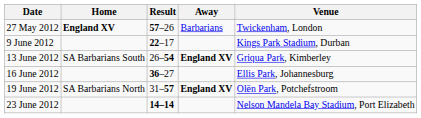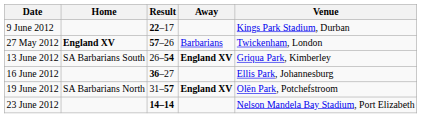rows swapped: (33, 27) <-> (30, 43)
